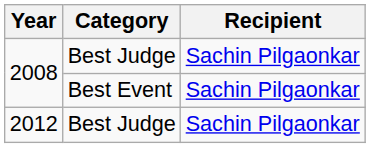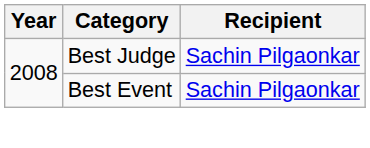- row: (34, 124)
